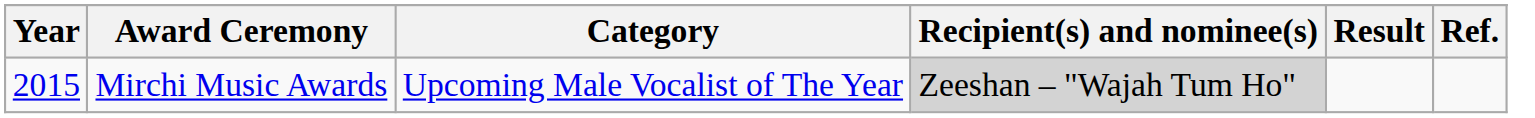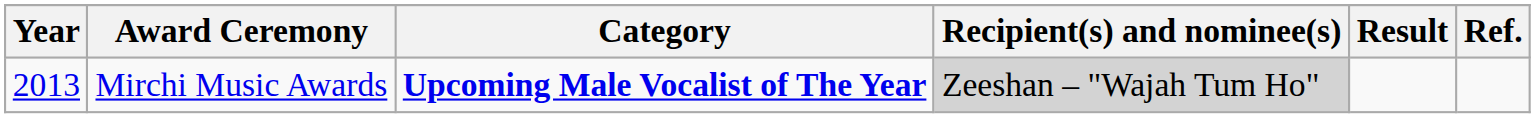(46, 84) 2015 -> (46, 84) 2013
(653, 84) normal -> (665, 84) bold
